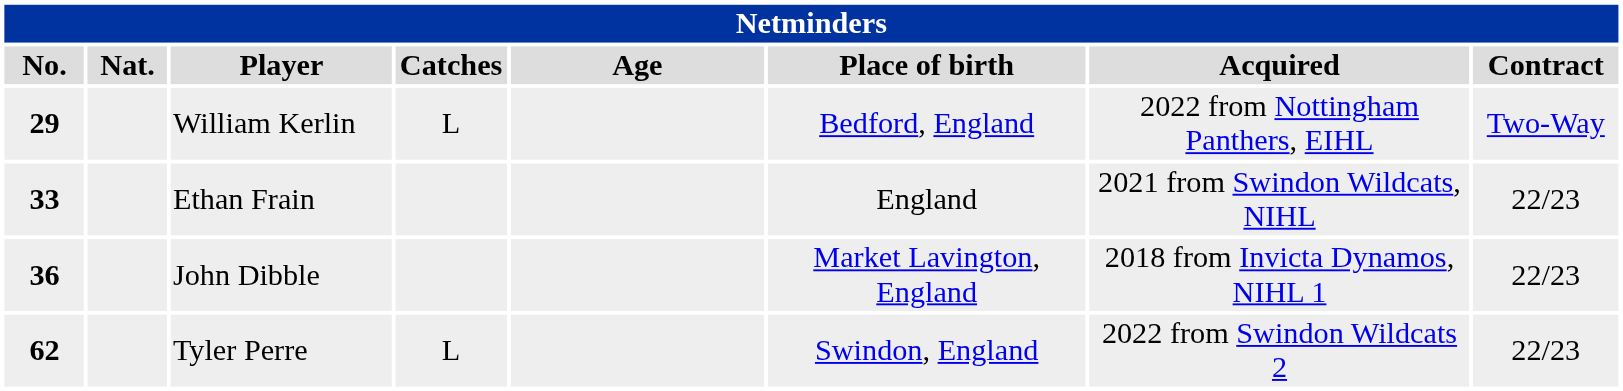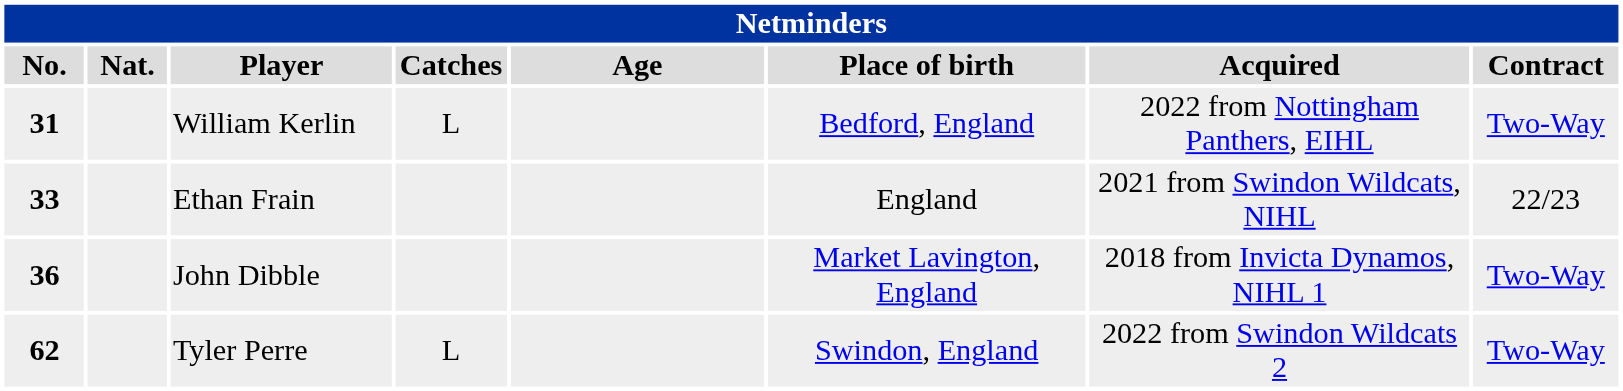(45, 123) 29 -> (45, 123) 31
(1546, 274) 22/23 -> (1546, 274) Two-Way
(1546, 350) 22/23 -> (1546, 350) Two-Way
